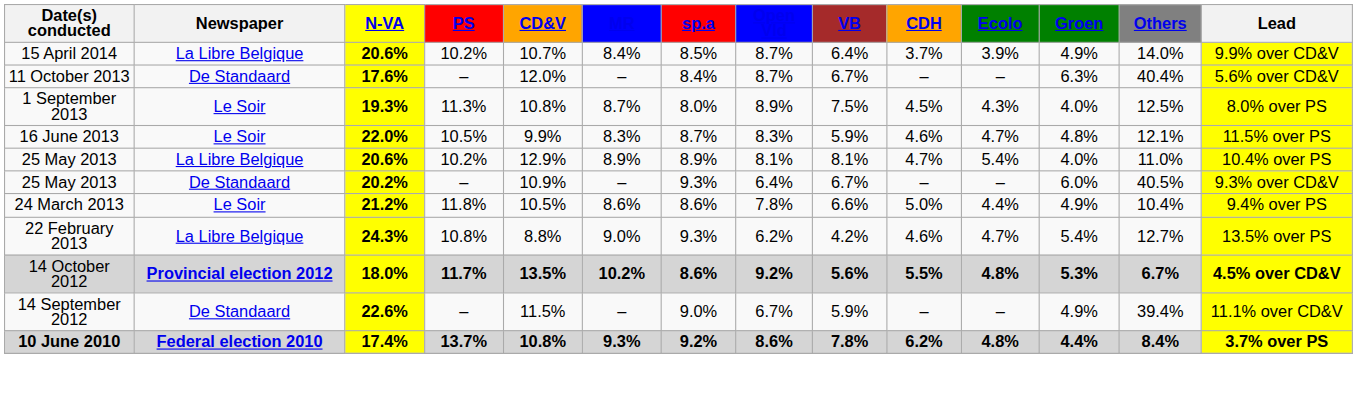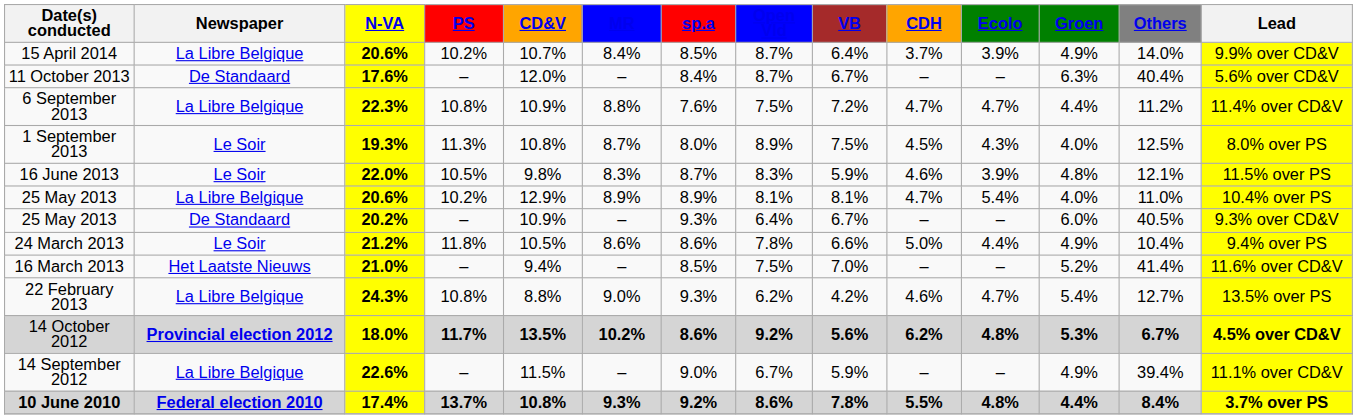+ row: (69, 106)
(543, 137) 9.9% -> (543, 175) 9.8%
(1000, 137) 4.7% -> (1000, 175) 3.9%
+ row: (69, 266)
(924, 273) 5.5% -> (924, 334) 6.2%
(240, 311) De Standaard -> (240, 372) La Libre Belgique
(924, 341) 6.2% -> (924, 402) 5.5%
